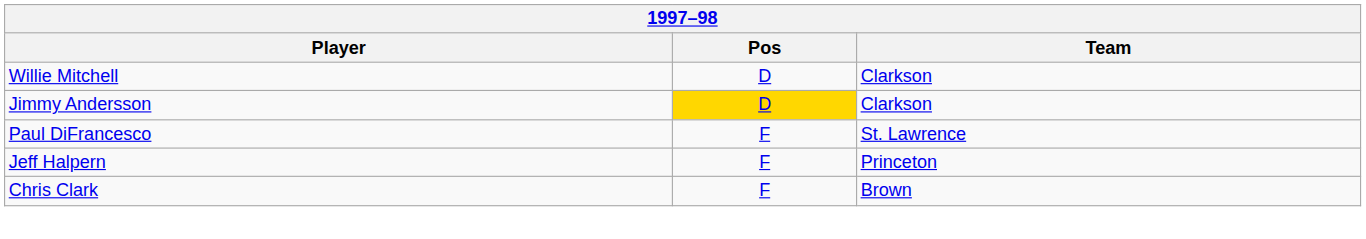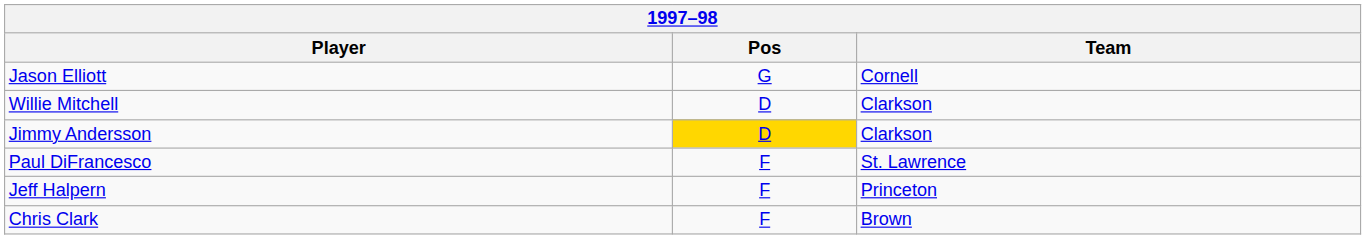+ row: (57, 76)
